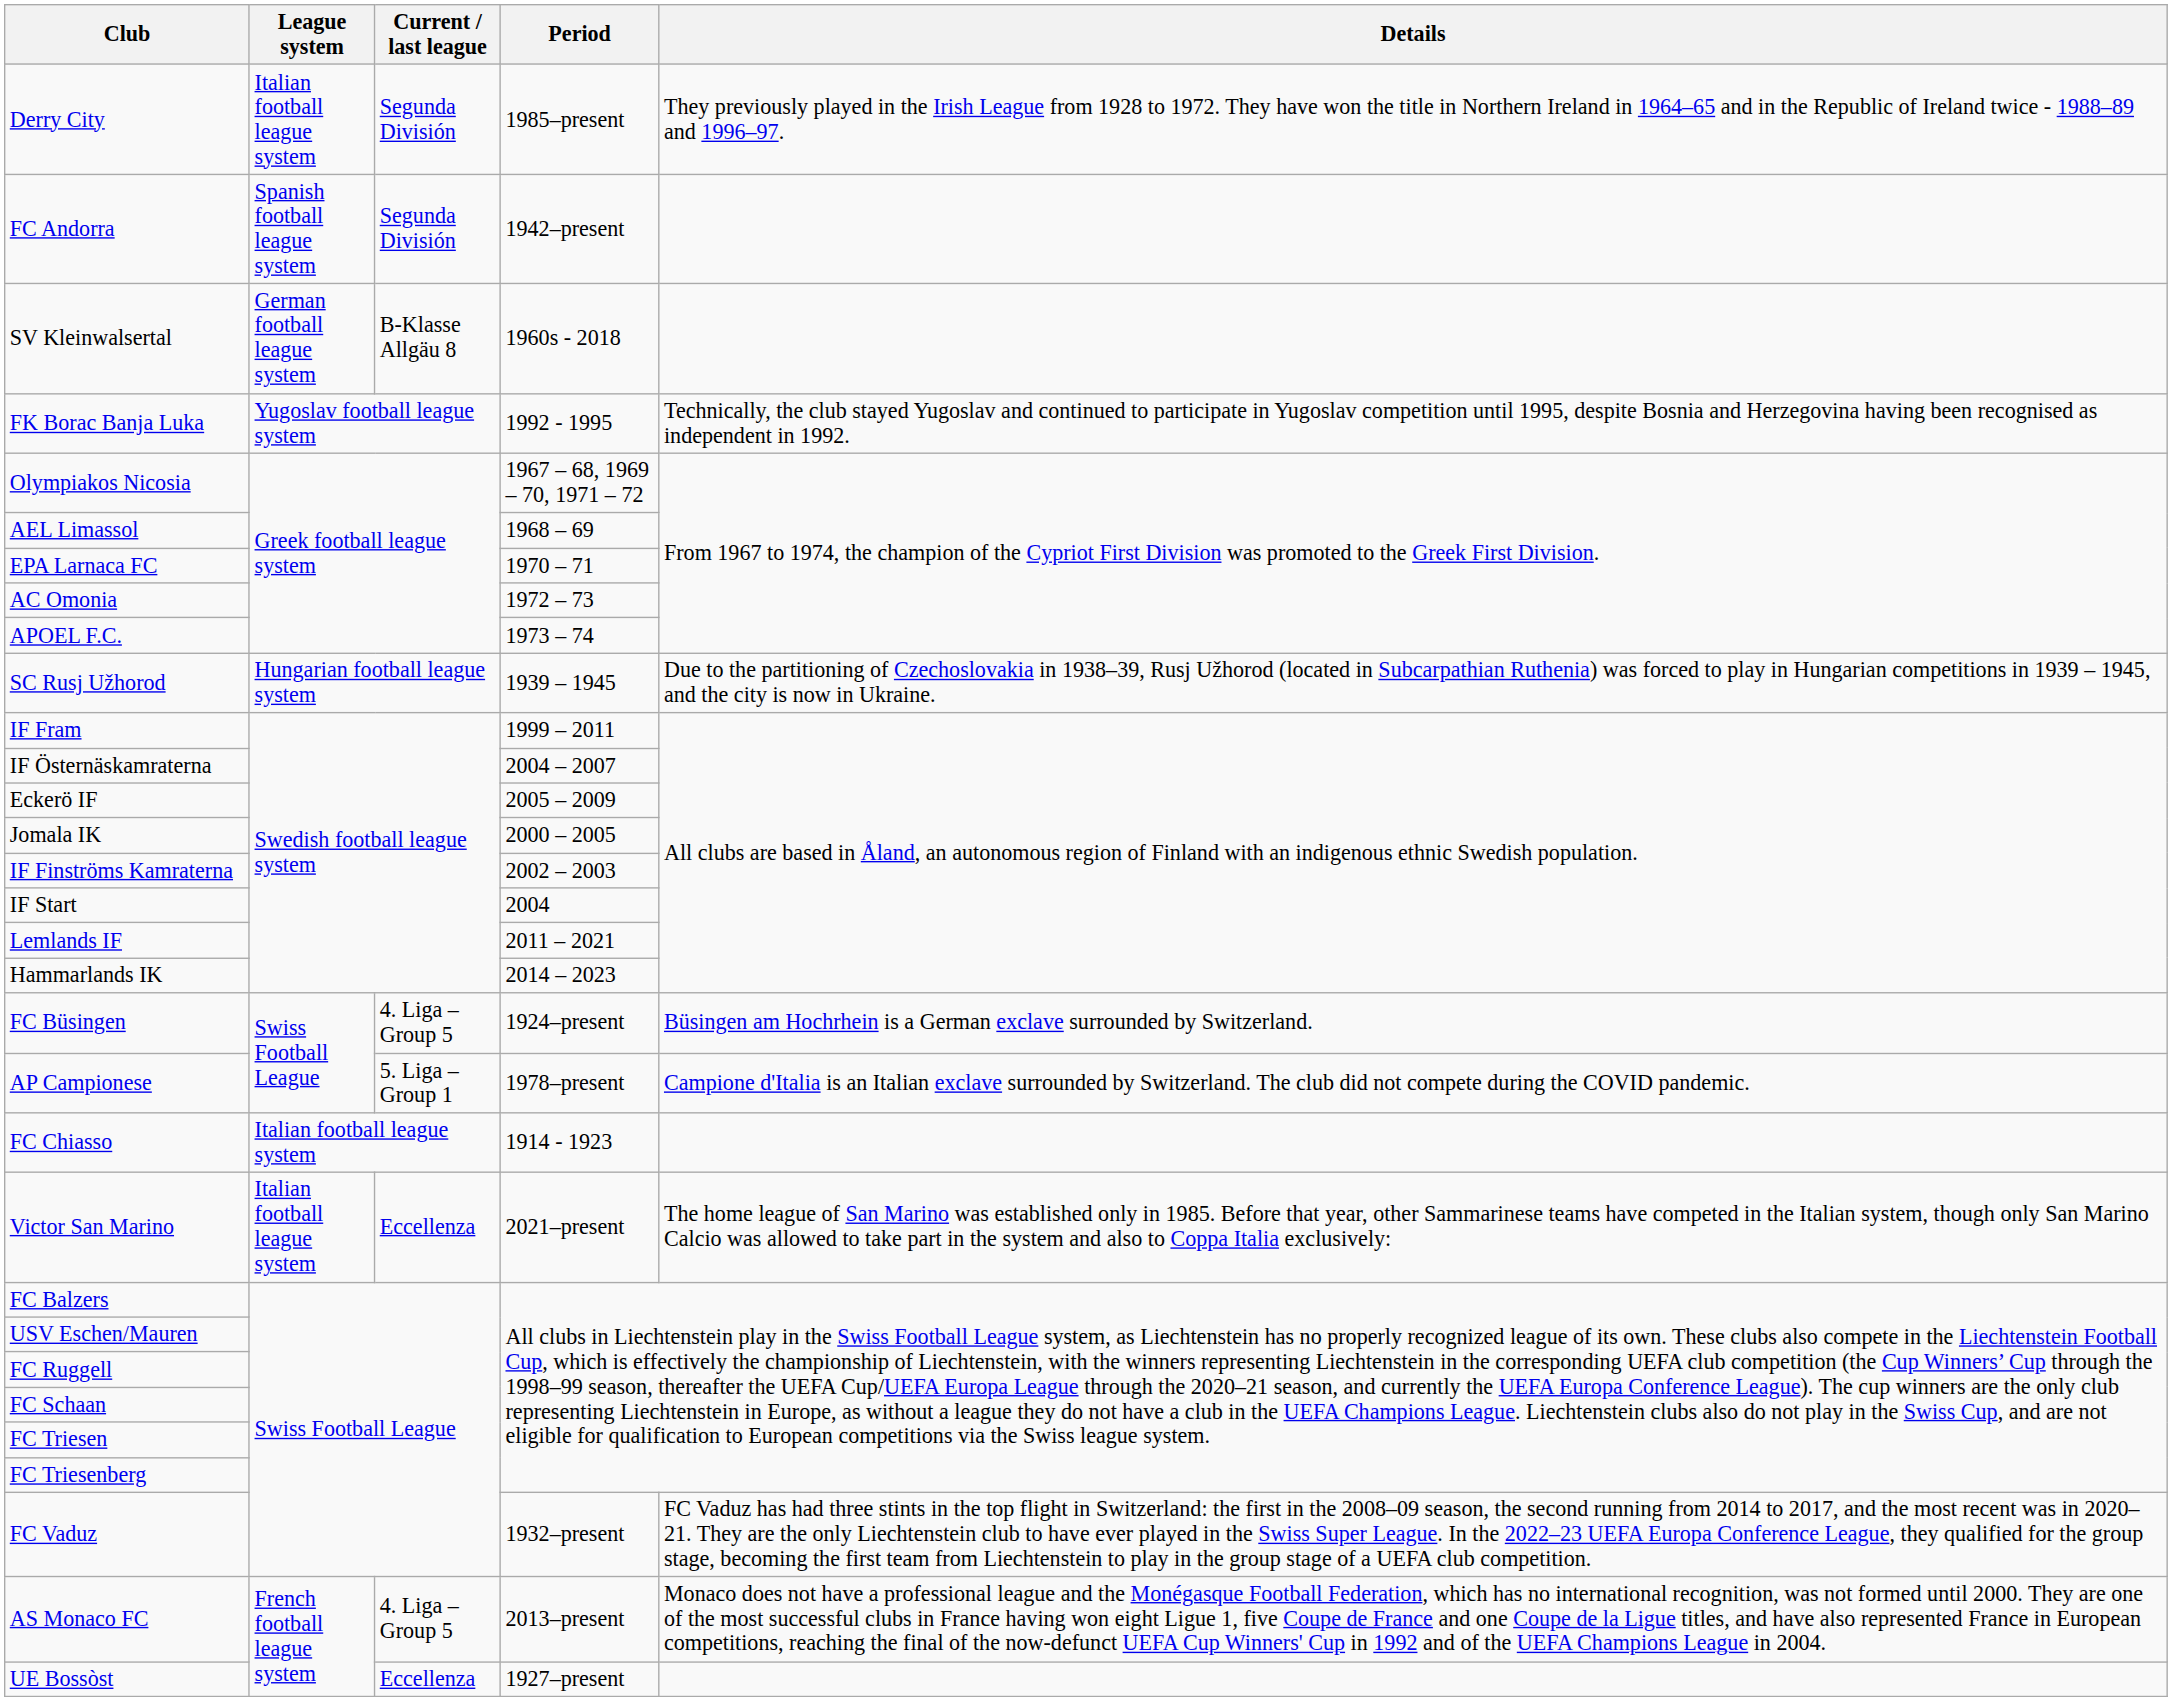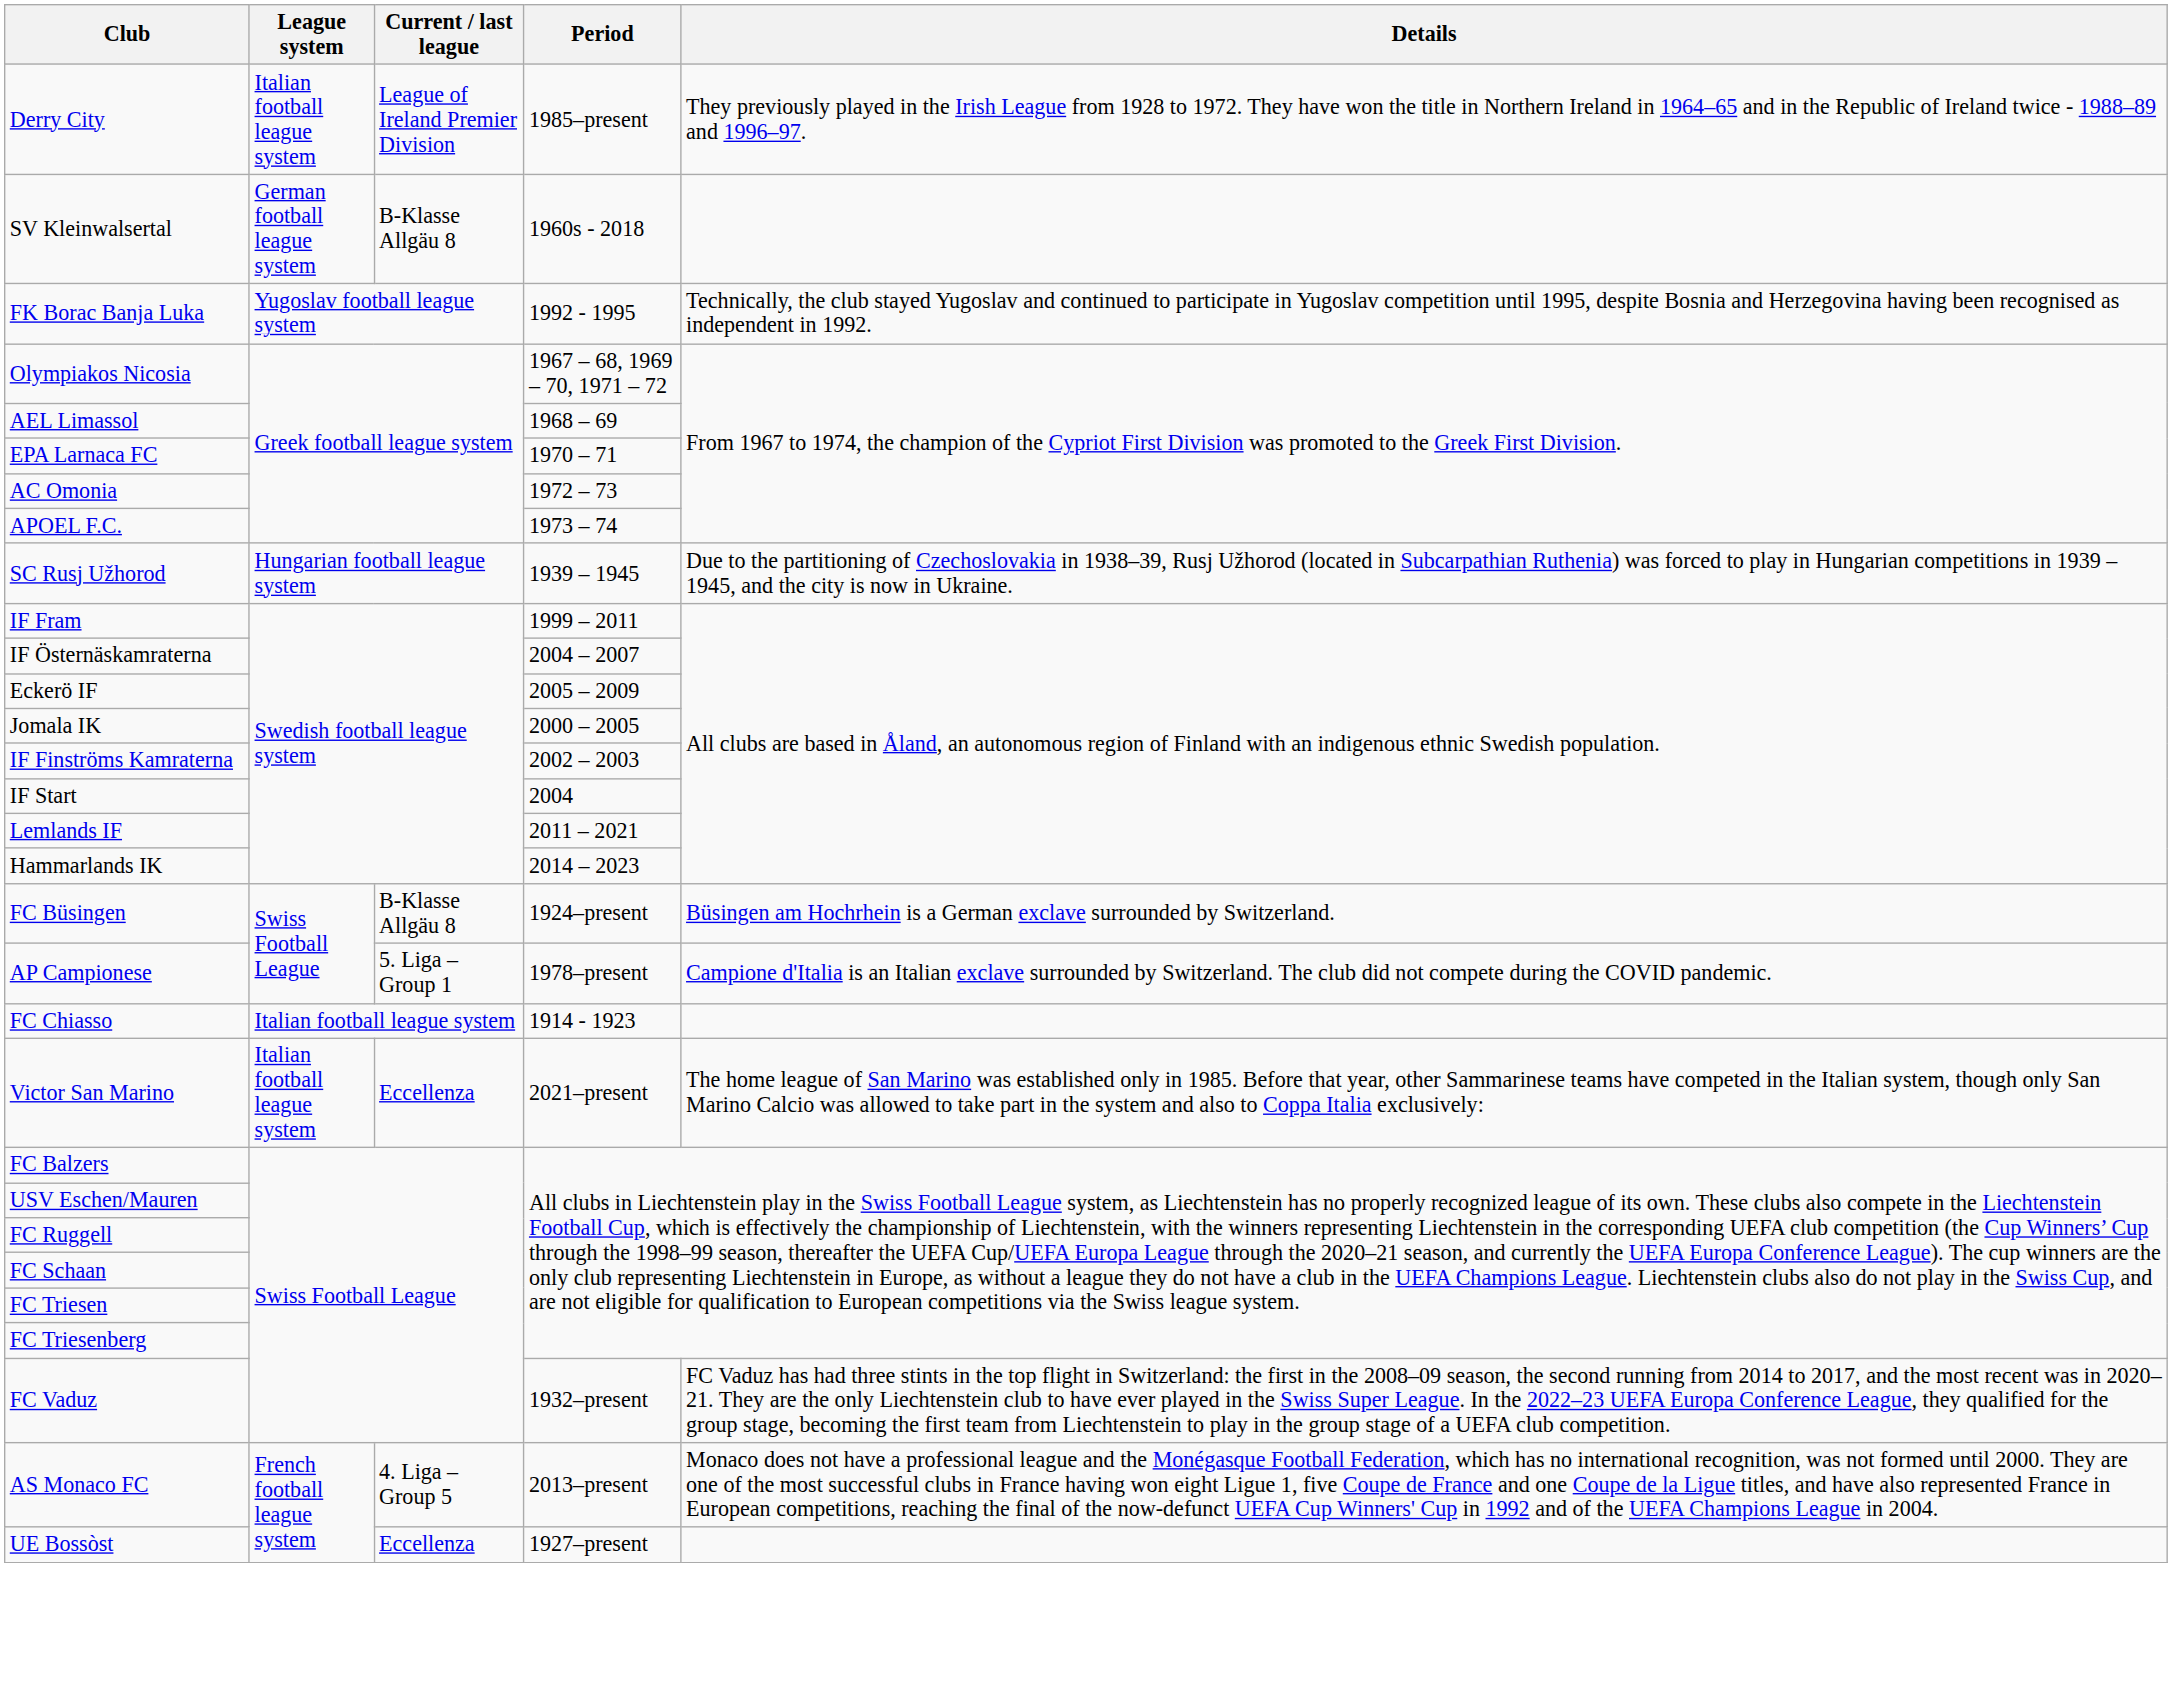(418, 119) Segunda División -> (448, 119) League of Ireland Premier Division
- row: (62, 228)
(419, 1022) 4. Liga – Group 5 -> (420, 913) B-Klasse Allgäu 8
